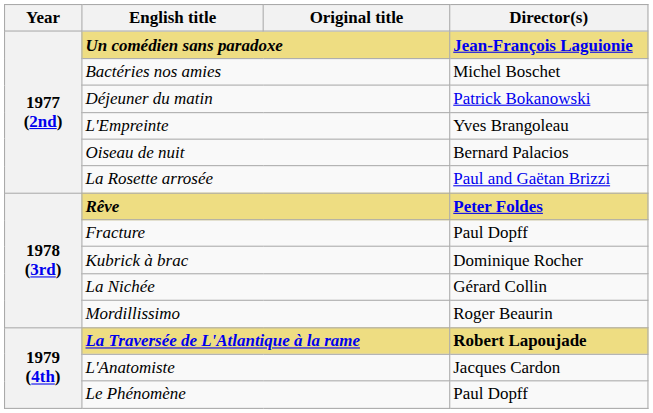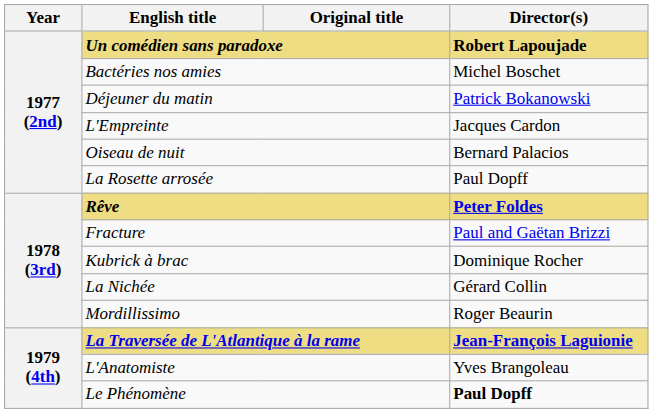(543, 44) Jean-François Laguionie -> (520, 44) Robert Lapoujade
(511, 125) Yves Brangoleau -> (507, 125) Jacques Cardon
(532, 179) Paul and Gaëtan Brizzi -> (491, 179) Paul Dopff
(491, 233) Paul Dopff -> (532, 233) Paul and Gaëtan Brizzi
(520, 340) Robert Lapoujade -> (543, 340) Jean-François Laguionie
(507, 367) Jacques Cardon -> (511, 367) Yves Brangoleau
(491, 394) normal -> (493, 394) bold
